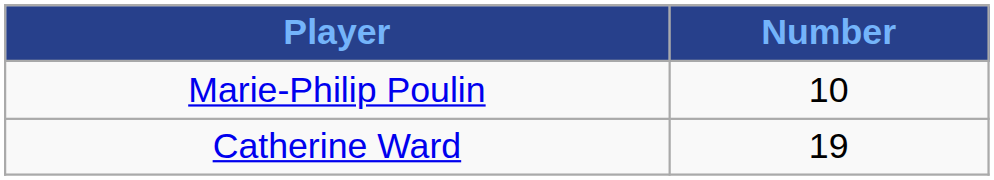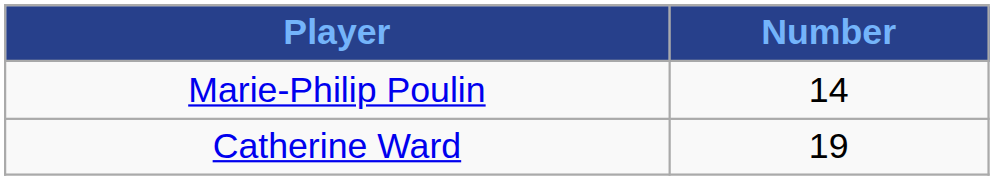(829, 89) 10 -> (829, 89) 14
